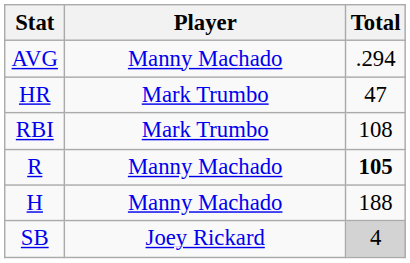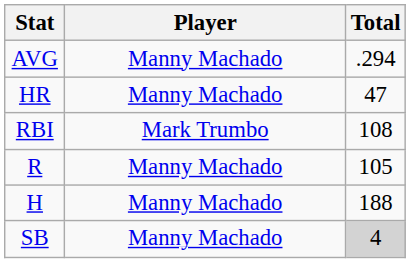(205, 94) Mark Trumbo -> (205, 94) Manny Machado
(376, 166) bold -> (376, 166) normal
(205, 238) Joey Rickard -> (205, 238) Manny Machado
